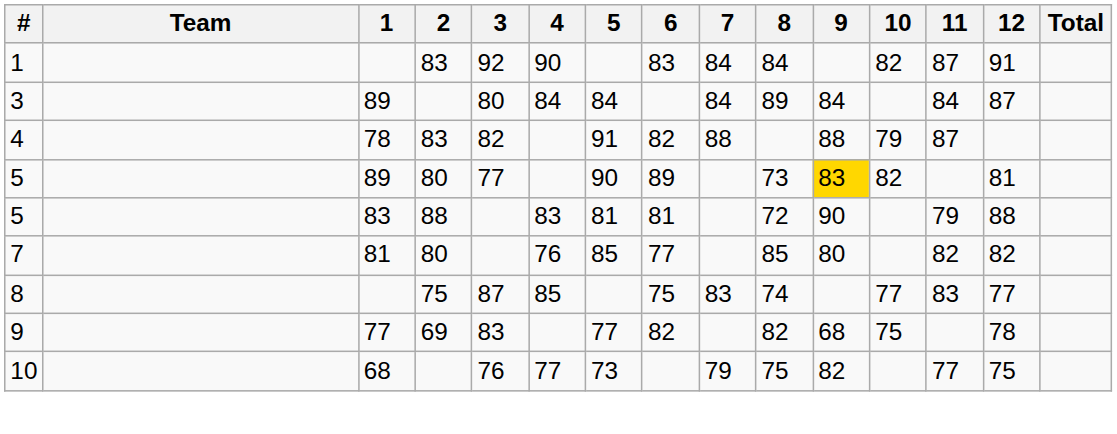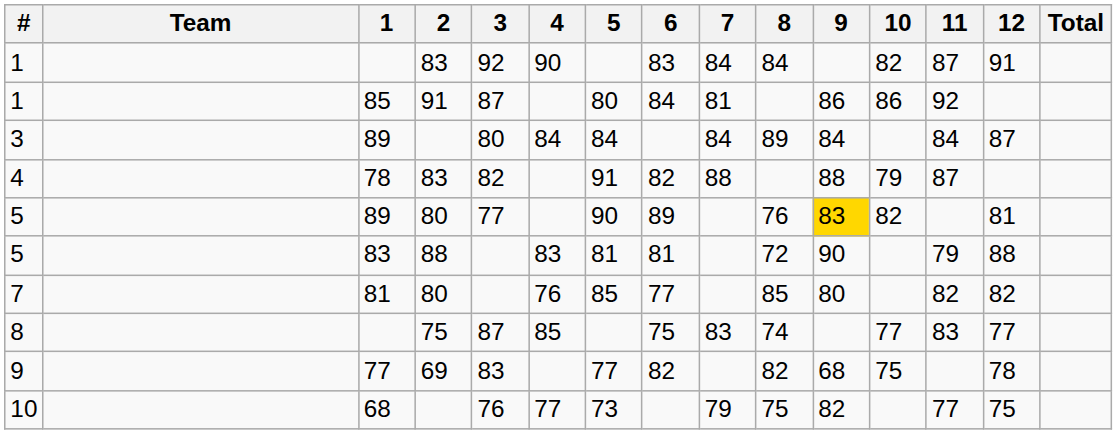+ row: (17, 100)
(775, 178) 73 -> (775, 216) 76
